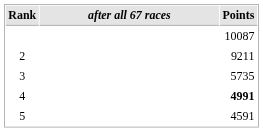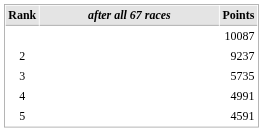(243, 56) 9211 -> (242, 56) 9237
(242, 96) bold -> (242, 96) normal
